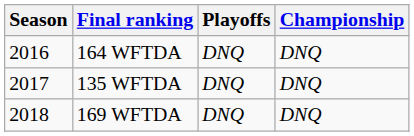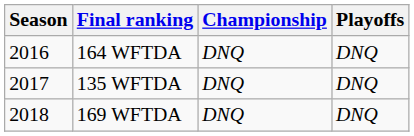columns swapped: (236, 20) <-> (342, 20)
